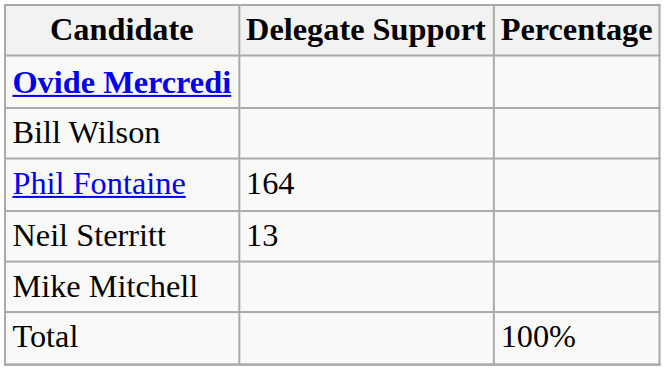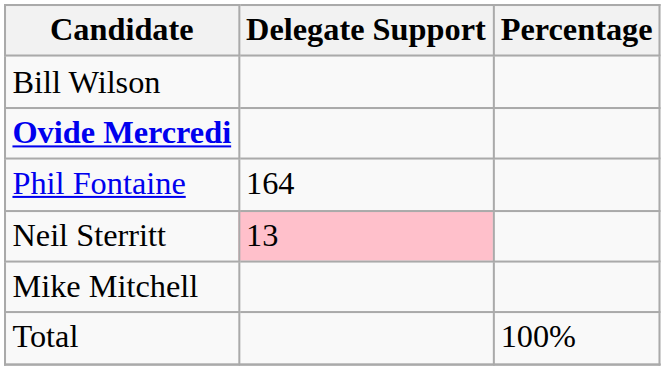rows swapped: (122, 81) <-> (86, 132)
(262, 235) no background -> (262, 235) pink background
